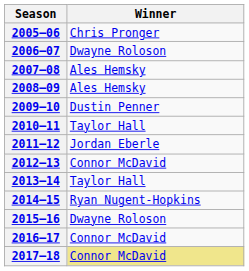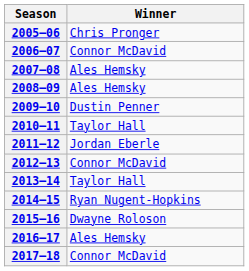(118, 51) Dwayne Roloson -> (118, 51) Connor McDavid
(118, 238) Connor McDavid -> (108, 238) Ales Hemsky
(118, 256) khaki background -> (118, 256) no background
